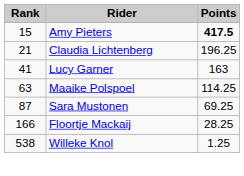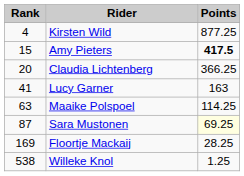+ row: (80, 32)
(25, 50) 21 -> (25, 69) 20
(219, 50) 196.25 -> (219, 69) 366.25
(219, 106) no background -> (219, 124) lightyellow background
(25, 124) 166 -> (25, 143) 169
